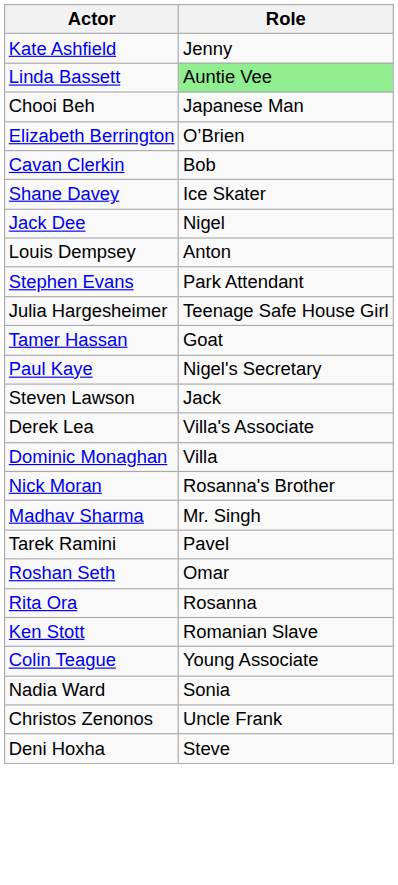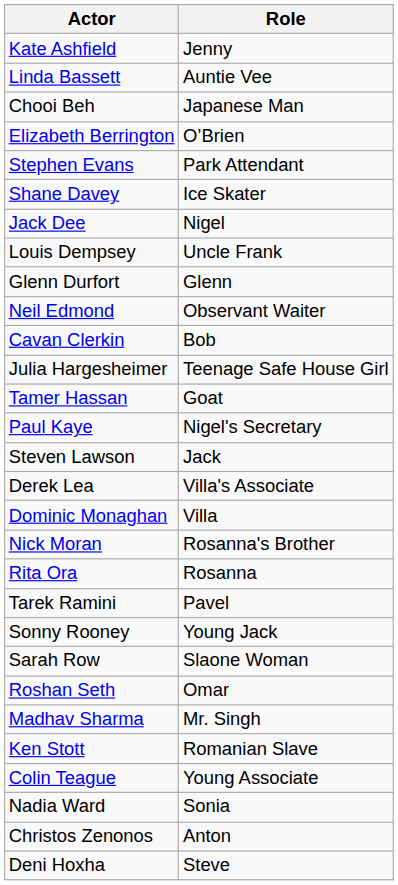(228, 77) lightgreen background -> (228, 77) no background
rows swapped: (67, 164) <-> (71, 281)
(207, 252) Anton -> (233, 252) Uncle Frank
+ row: (64, 281)
+ row: (61, 310)
rows swapped: (43, 602) <-> (76, 515)
+ row: (69, 631)
+ row: (54, 661)
(233, 719) Uncle Frank -> (207, 836) Anton
